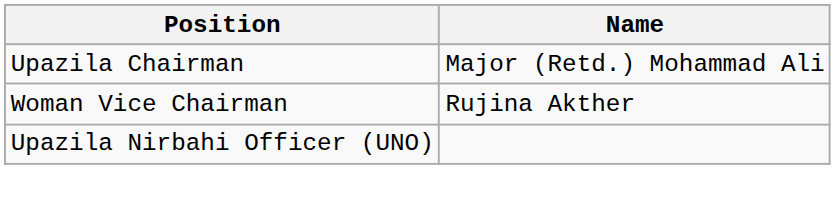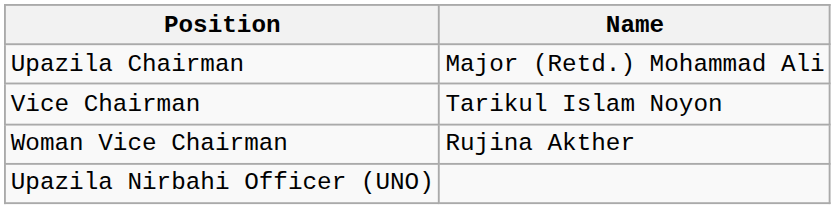+ row: (106, 104)
